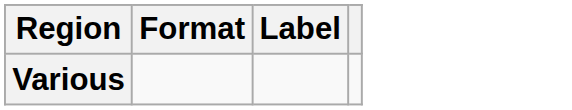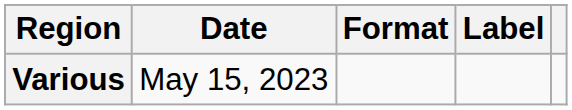+ column: (234, 29)
